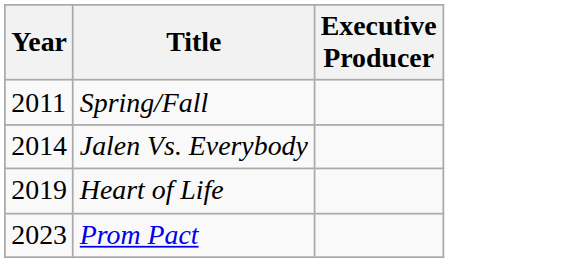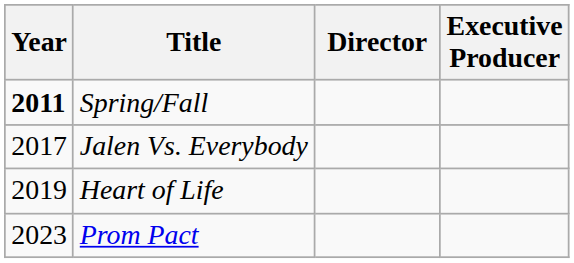+ column: (377, 42)
(39, 102) normal -> (38, 102) bold
(39, 146) 2014 -> (39, 146) 2017
